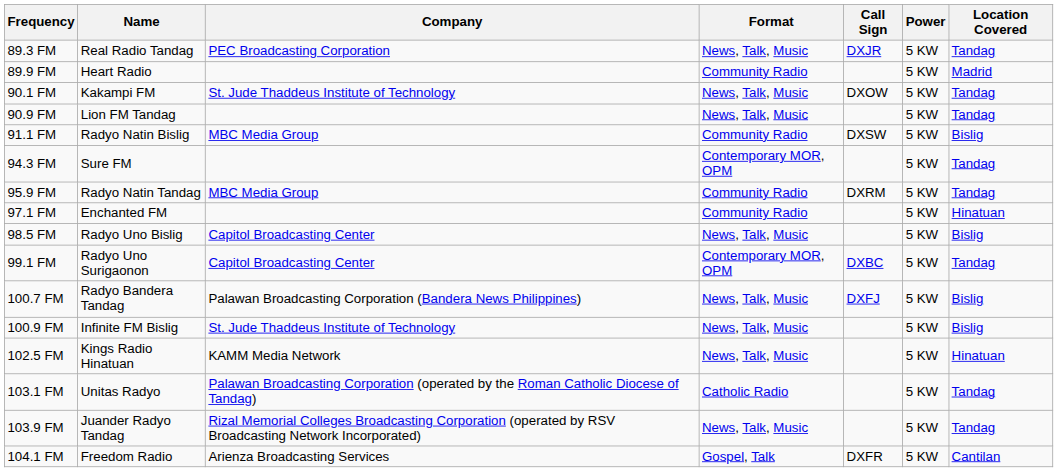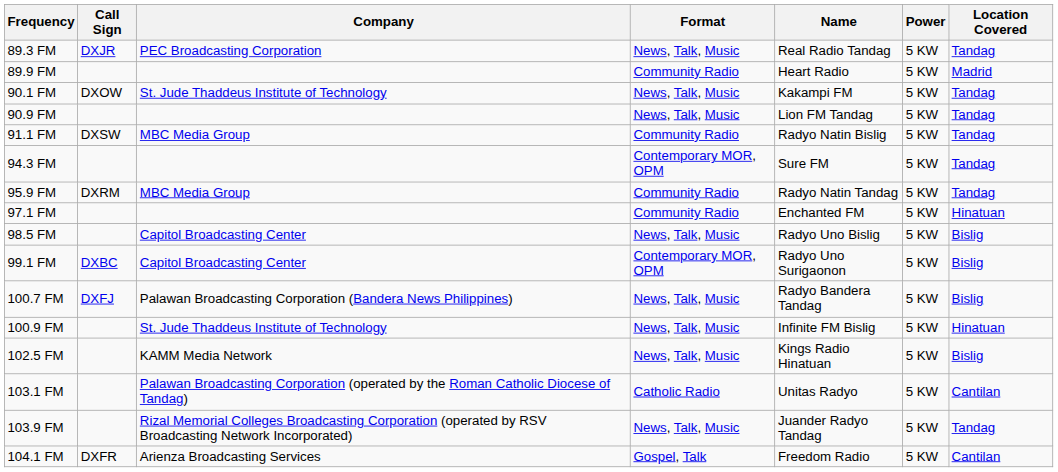columns swapped: (142, 22) <-> (873, 22)
(967, 135) Bislig -> (973, 135) Tandag
(973, 262) Tandag -> (967, 262) Bislig
(967, 327) Bislig -> (978, 327) Hinatuan
(978, 356) Hinatuan -> (967, 356) Bislig
(973, 392) Tandag -> (976, 392) Cantilan
